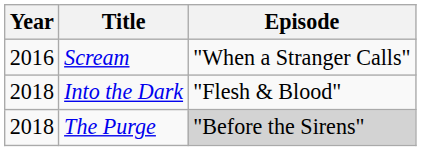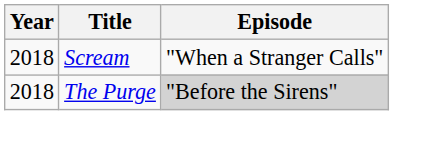(32, 57) 2016 -> (32, 57) 2018
- row: (124, 92)
